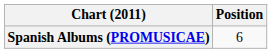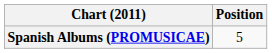(240, 37) 6 -> (240, 37) 5
